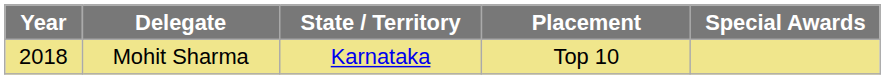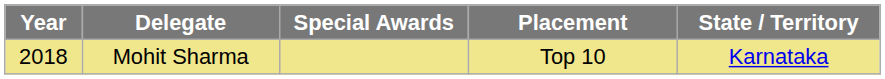columns swapped: (381, 22) <-> (785, 22)
